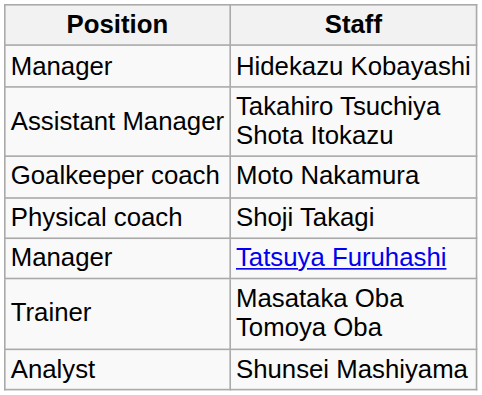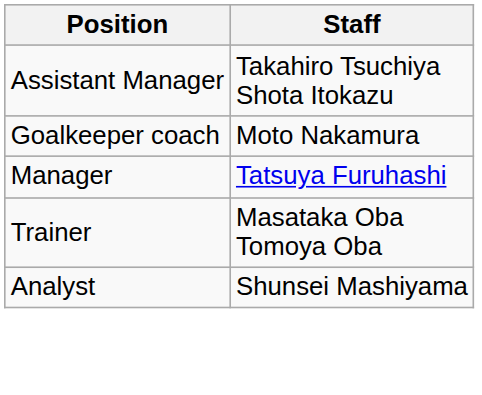- row: (353, 65)
- row: (305, 217)
